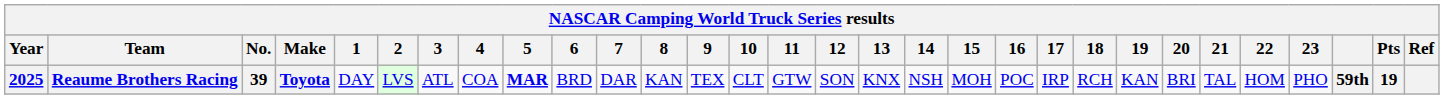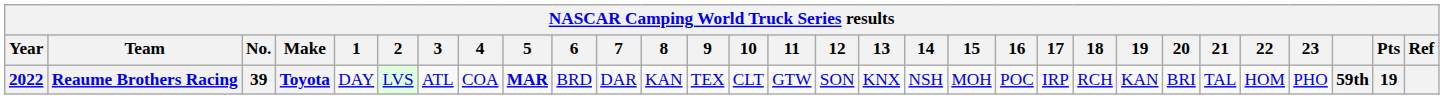(26, 79) 2025 -> (26, 79) 2022
